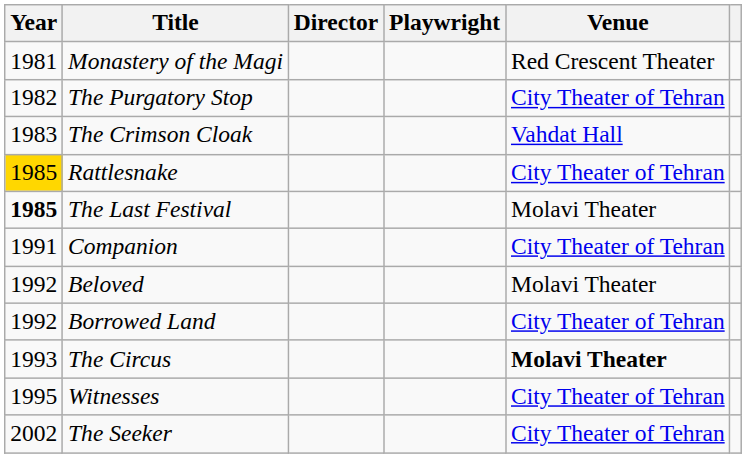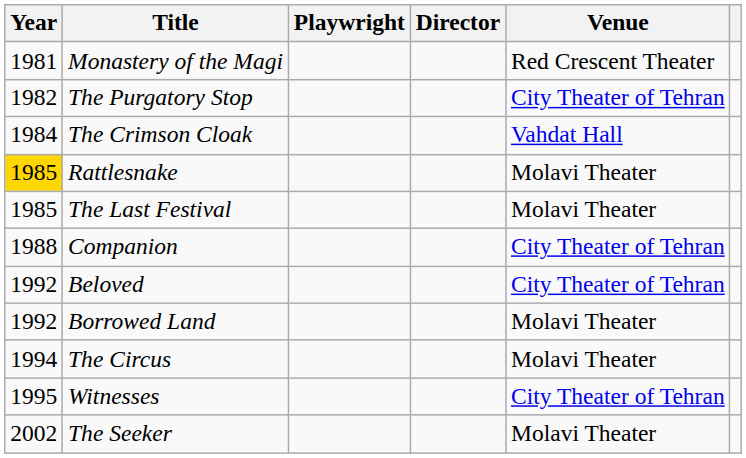columns swapped: (445, 23) <-> (336, 23)
(34, 135) 1983 -> (34, 135) 1984
(618, 172) City Theater of Tehran -> (584, 172) Molavi Theater
(34, 209) bold -> (34, 209) normal
(34, 246) 1991 -> (34, 246) 1988
(584, 284) Molavi Theater -> (618, 284) City Theater of Tehran
(618, 321) City Theater of Tehran -> (584, 321) Molavi Theater
(34, 358) 1993 -> (34, 358) 1994
(589, 358) bold -> (584, 358) normal
(618, 433) City Theater of Tehran -> (584, 433) Molavi Theater
